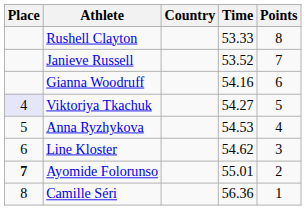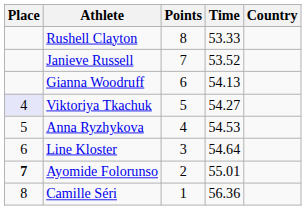columns swapped: (190, 15) <-> (279, 15)
(238, 82) 54.16 -> (224, 82) 54.13
(238, 149) 54.62 -> (224, 149) 54.64
